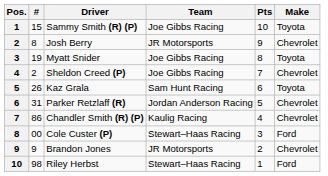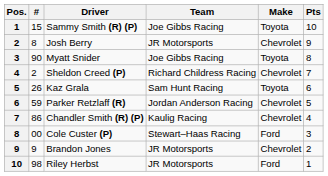columns swapped: (297, 12) <-> (265, 12)
(37, 58) 19 -> (37, 58) 90
(186, 73) Joe Gibbs Racing -> (202, 73) Richard Childress Racing
(37, 103) 31 -> (37, 103) 59
(194, 164) Stewart–Haas Racing -> (181, 164) JR Motorsports
